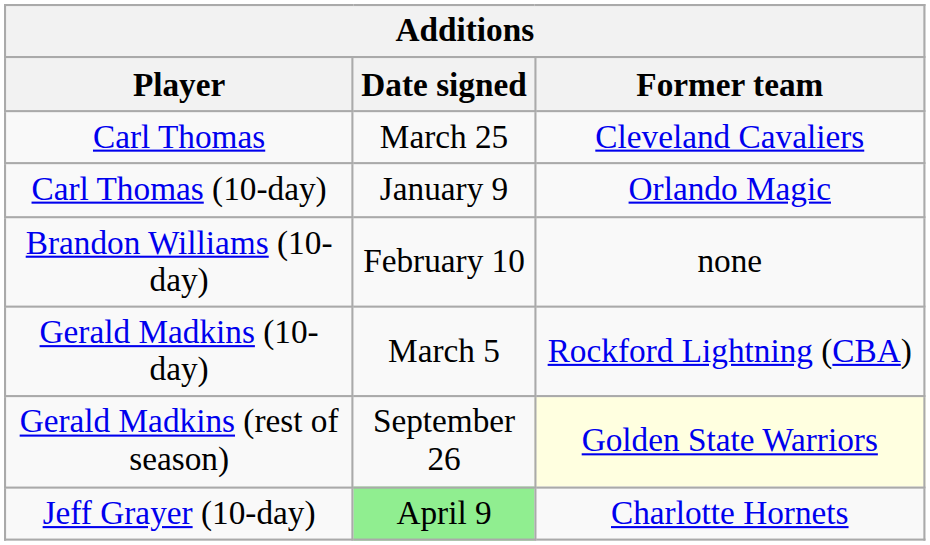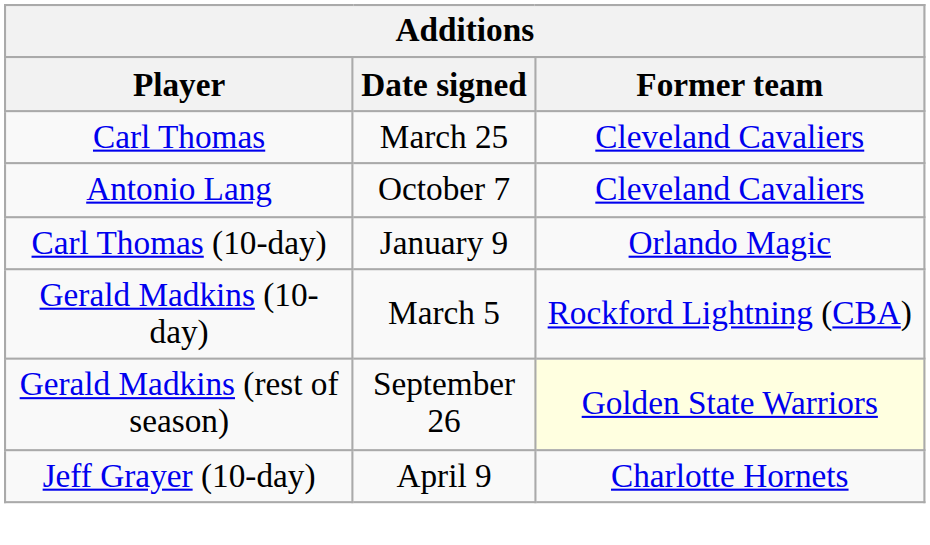+ row: (179, 189)
- row: (179, 260)
(444, 512) lightgreen background -> (444, 475) no background
